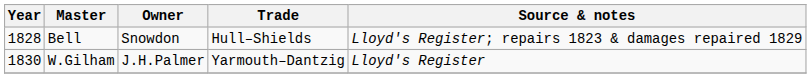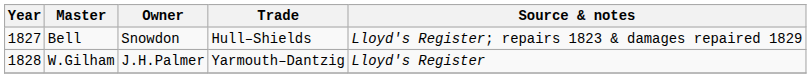(25, 39) 1828 -> (25, 39) 1827
(25, 61) 1830 -> (25, 61) 1828
